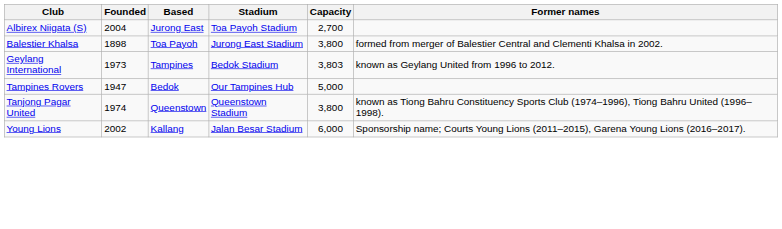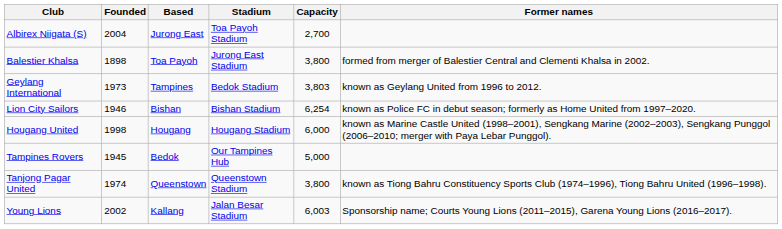+ row: (42, 108)
+ row: (42, 130)
(115, 86) 1947 -> (115, 156) 1945
(330, 129) 6,000 -> (317, 210) 6,003
